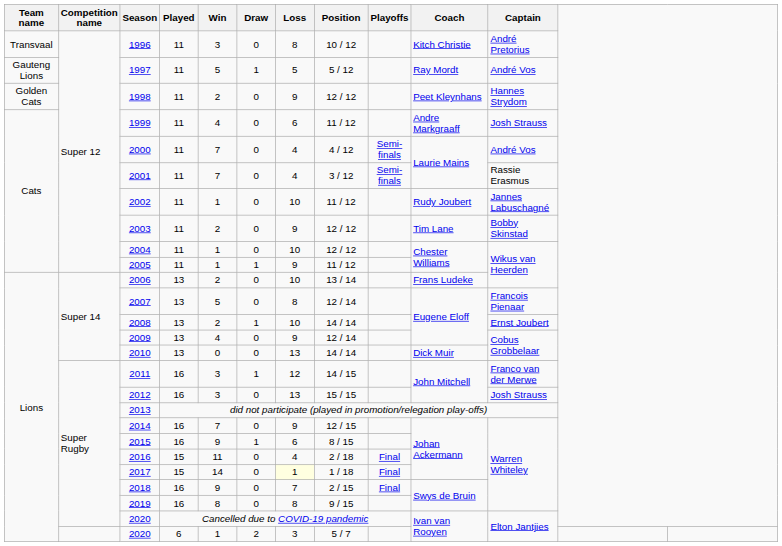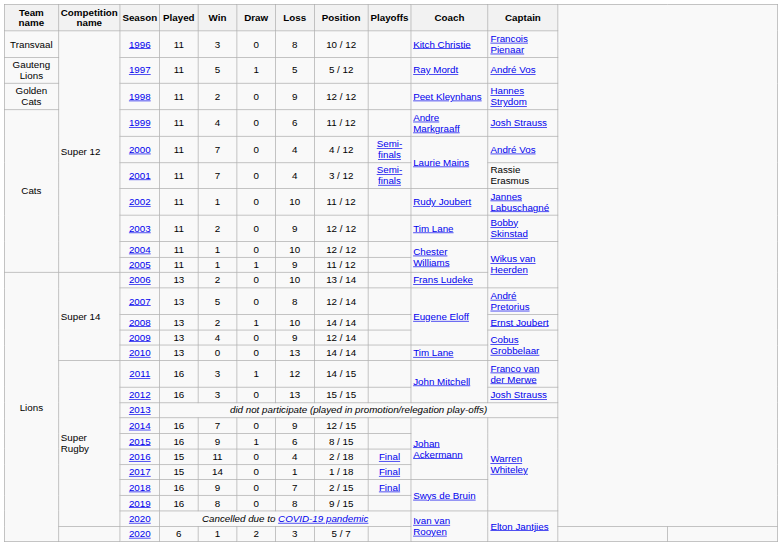(510, 44) André Pretorius -> (509, 44) Francois Pienaar
(509, 301) Francois Pienaar -> (510, 301) André Pretorius
(434, 353) Dick Muir -> (433, 353) Tim Lane
(295, 472) lightyellow background -> (295, 472) no background
